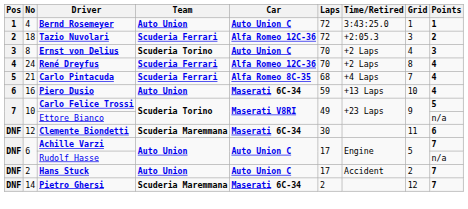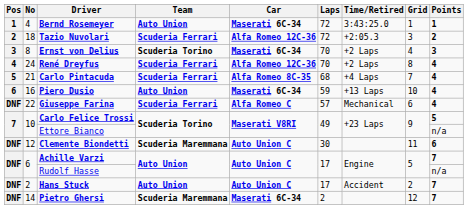(261, 25) Auto Union C -> (266, 25) Maserati 6C-34
(261, 51) Auto Union C -> (266, 51) Maserati 6C-34
+ row: (77, 105)
(266, 132) Maserati 6C-34 -> (261, 145) Auto Union C
